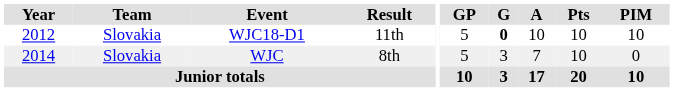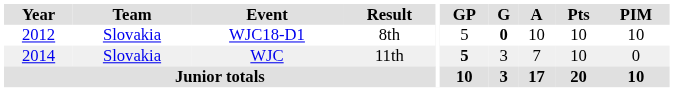(389, 35) 11th -> (389, 35) 8th
(389, 55) 8th -> (389, 55) 11th
(464, 55) normal -> (464, 55) bold
